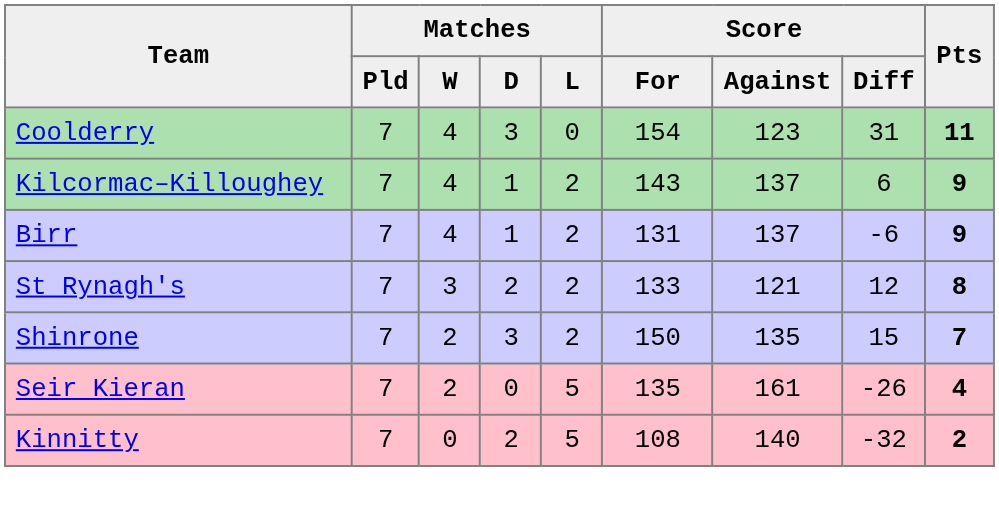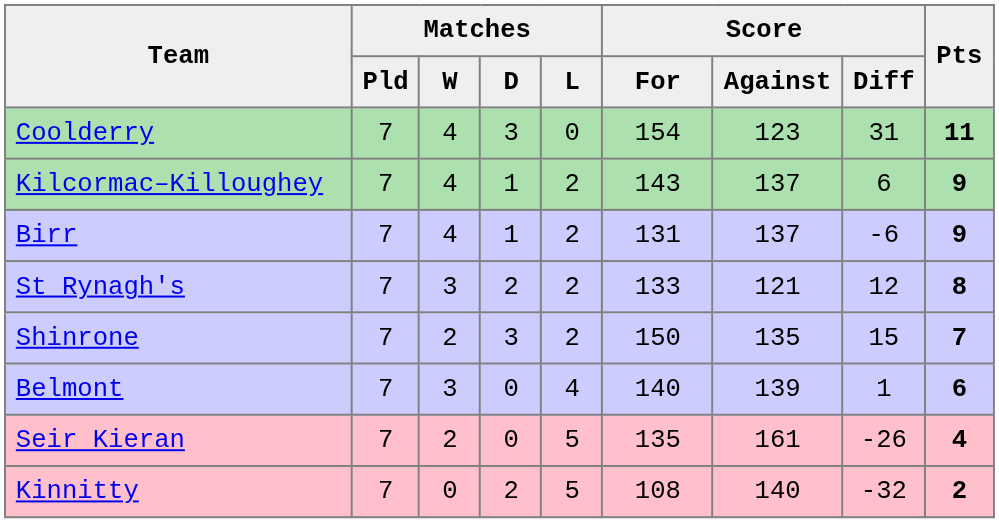+ row: (70, 389)
